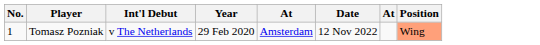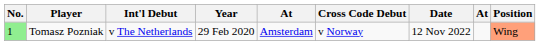+ column: (362, 13)
(10, 31) no background -> (10, 31) lightgreen background
